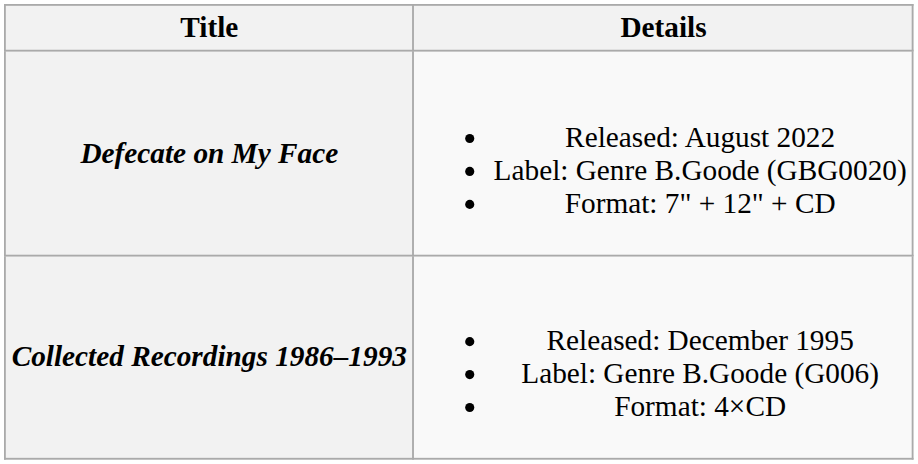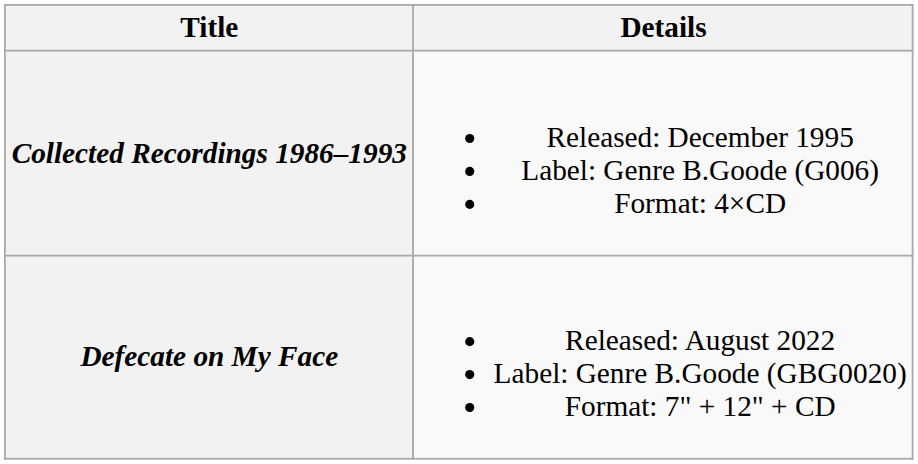rows swapped: (209, 356) <-> (209, 152)
